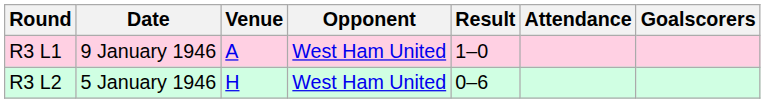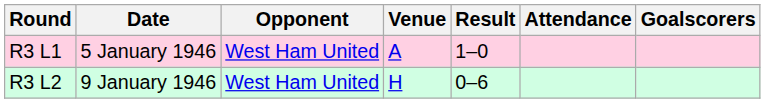columns swapped: (369, 20) <-> (254, 20)
(148, 51) 9 January 1946 -> (148, 51) 5 January 1946
(148, 82) 5 January 1946 -> (148, 82) 9 January 1946
